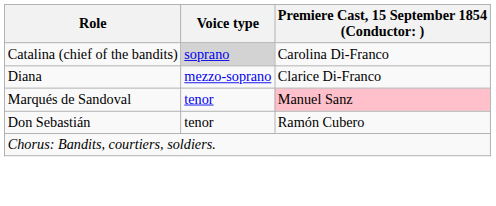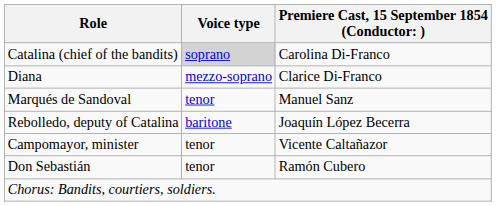(315, 99) pink background -> (316, 99) no background
+ row: (93, 122)
+ row: (73, 144)
